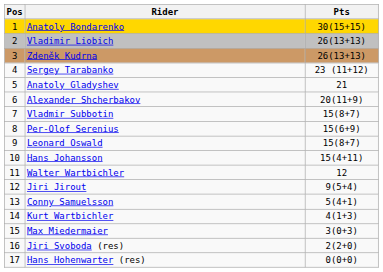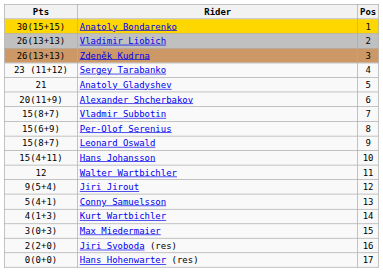columns swapped: (15, 12) <-> (342, 12)
